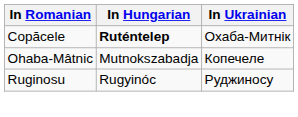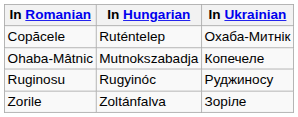(134, 36) bold -> (132, 36) normal
+ row: (25, 101)
